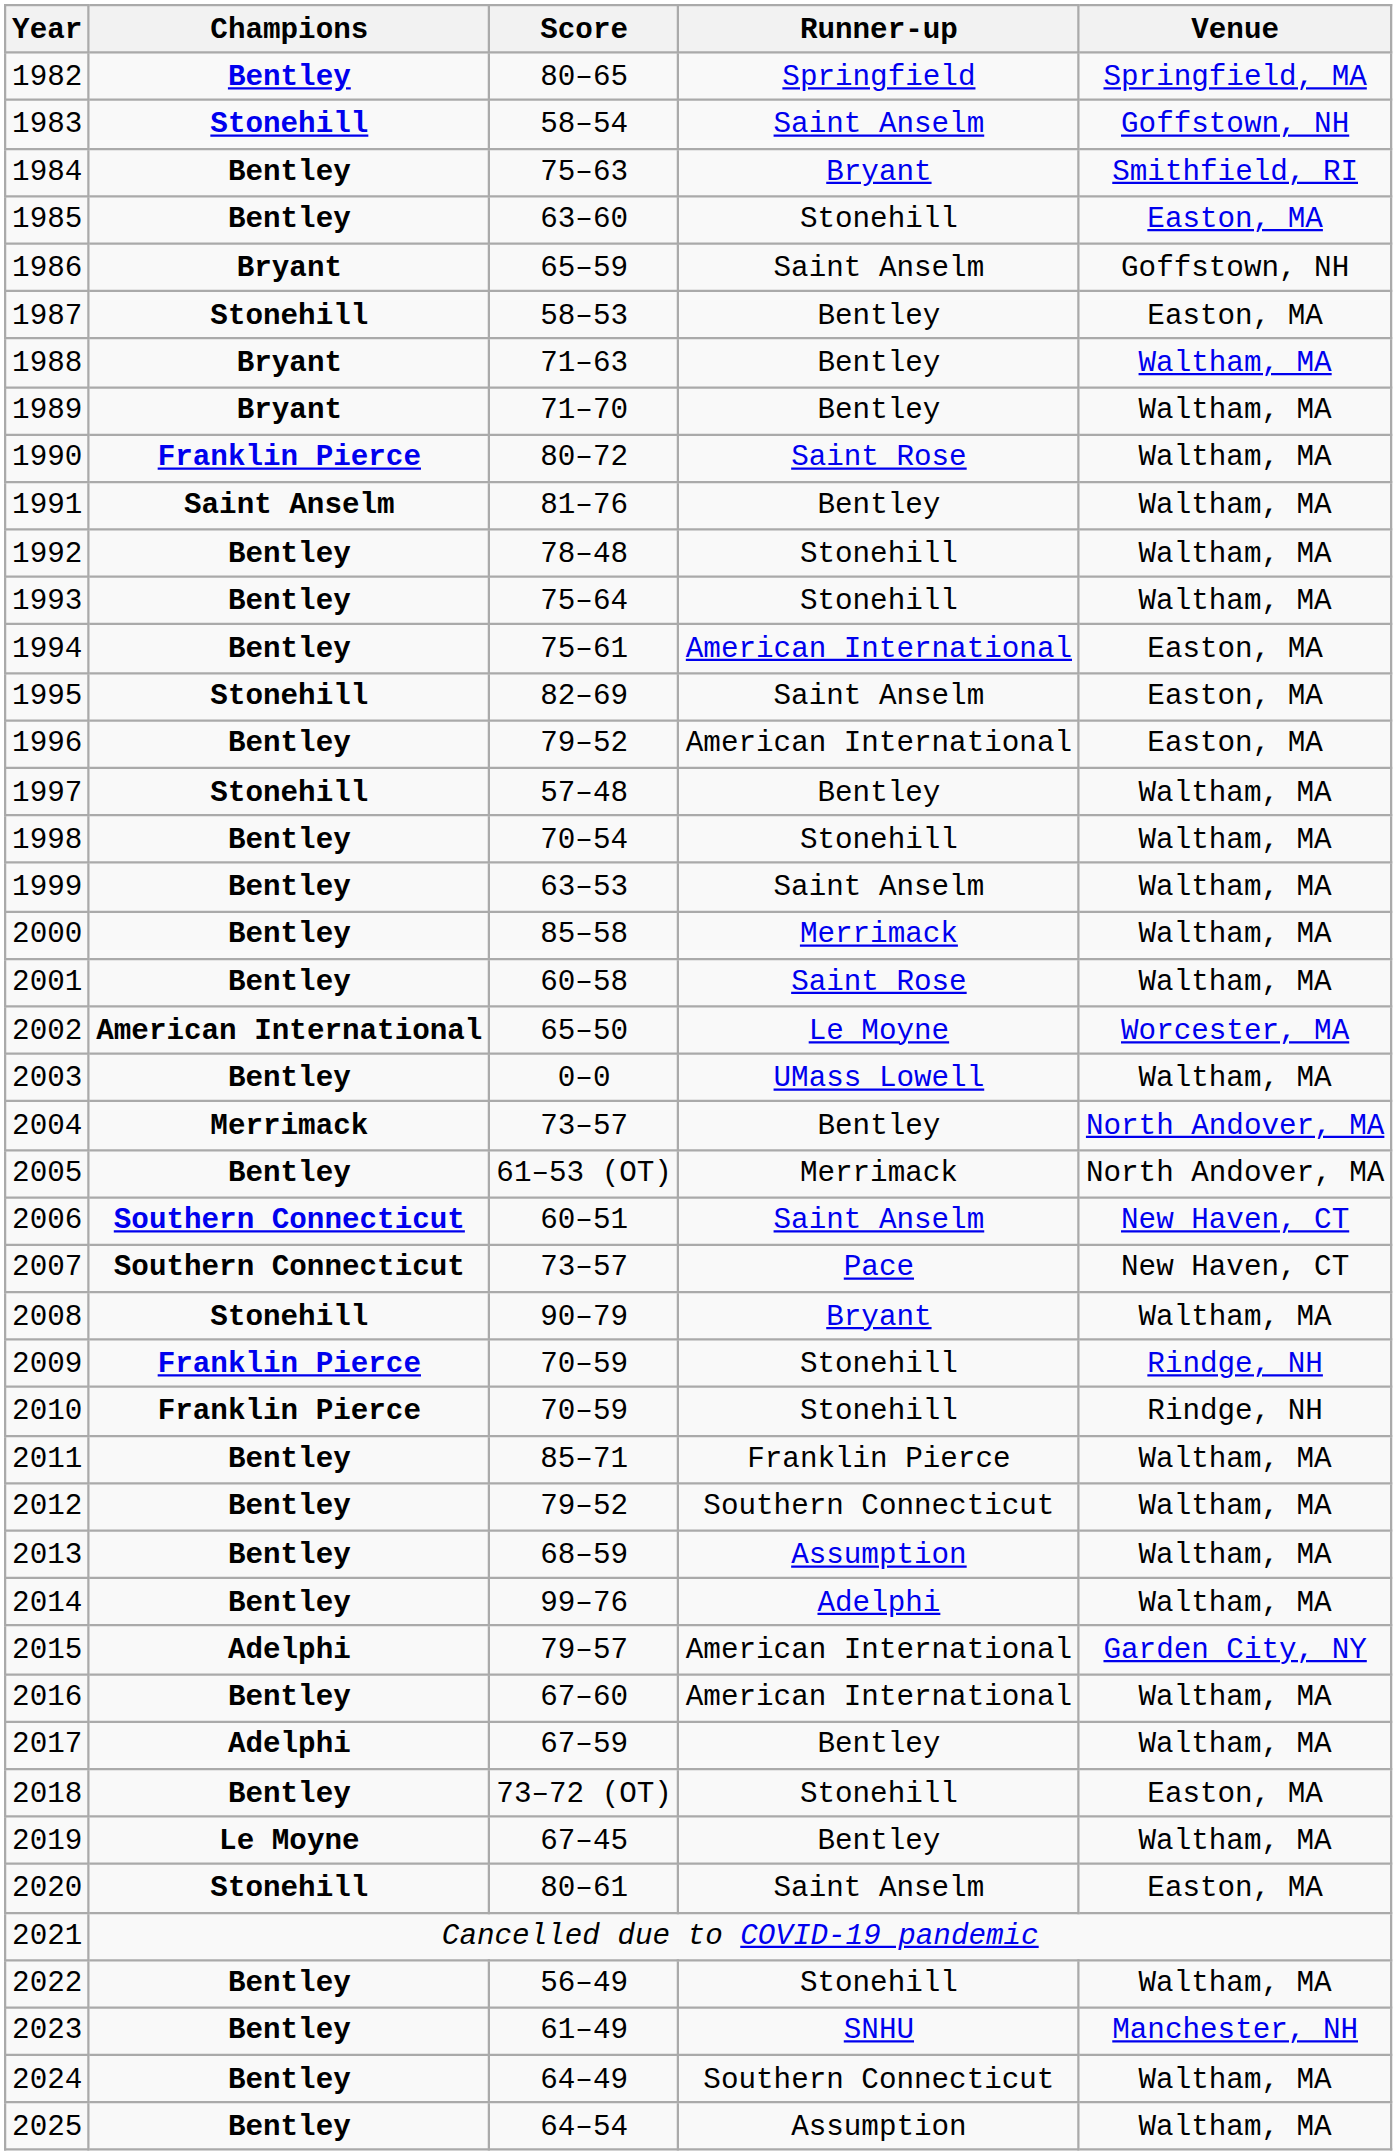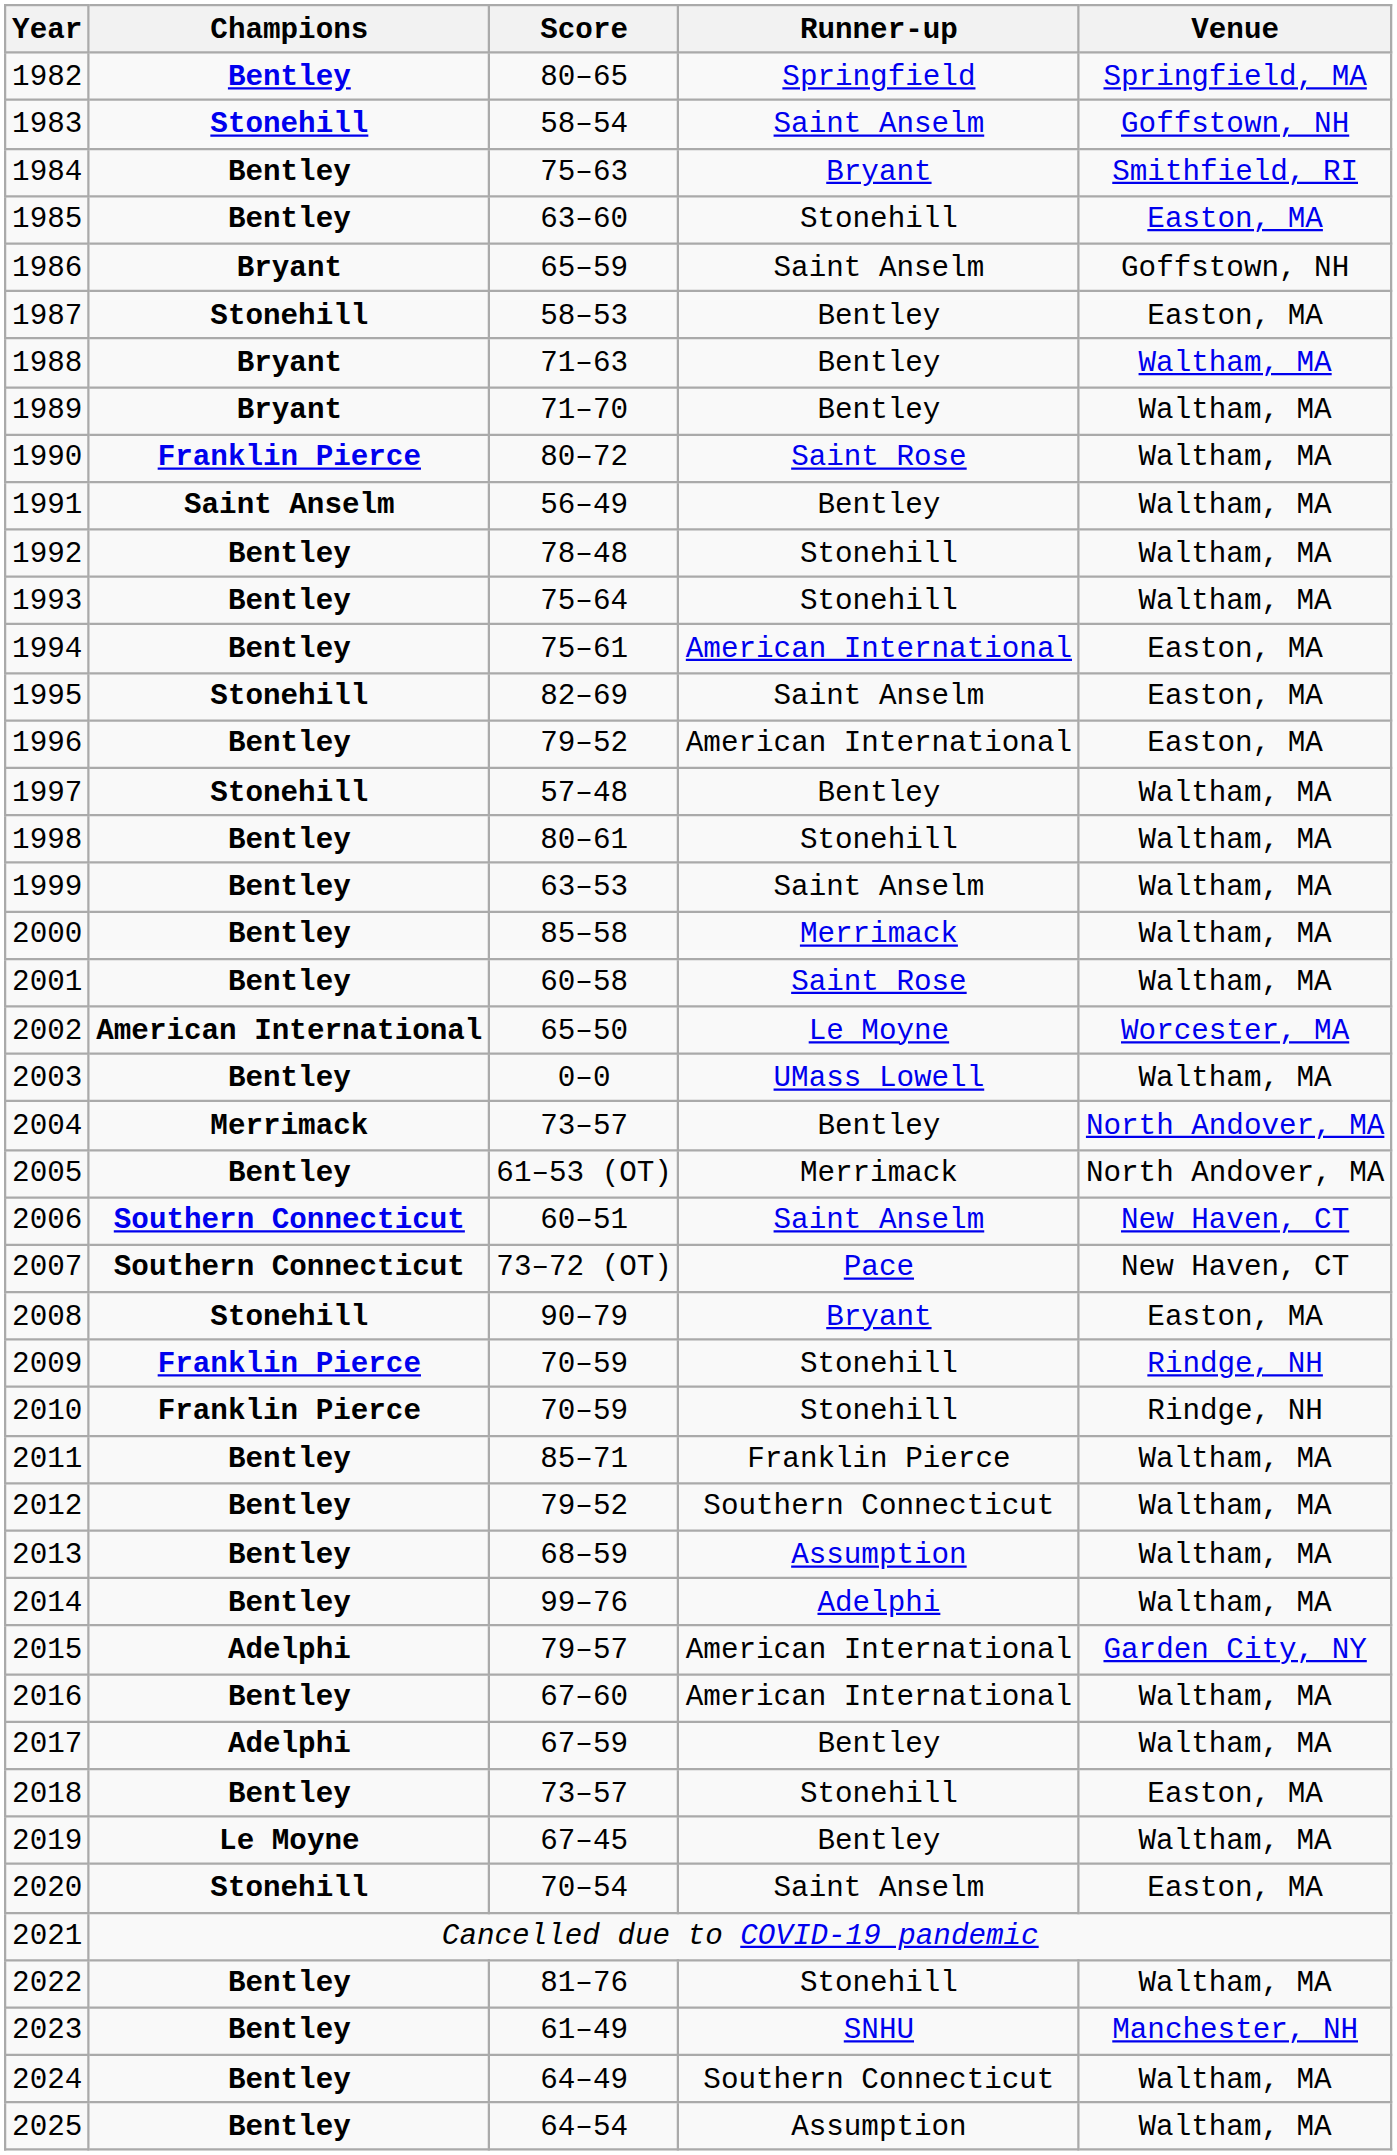(584, 506) 81–76 -> (584, 506) 56–49
(584, 839) 70–54 -> (584, 839) 80–61
(584, 1268) 73–57 -> (584, 1268) 73–72 (OT)
(1235, 1316) Waltham, MA -> (1235, 1316) Easton, MA
(584, 1793) 73–72 (OT) -> (584, 1793) 73–57
(584, 1888) 80–61 -> (584, 1888) 70–54
(584, 1984) 56–49 -> (584, 1984) 81–76
